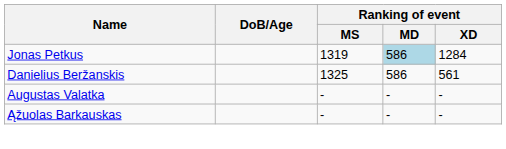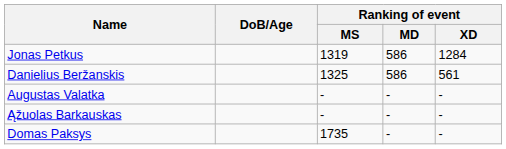(396, 55) lightblue background -> (396, 55) no background
+ row: (49, 134)
